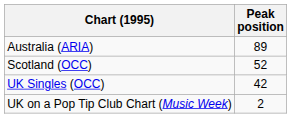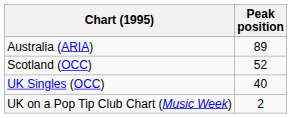(261, 84) 42 -> (261, 84) 40
